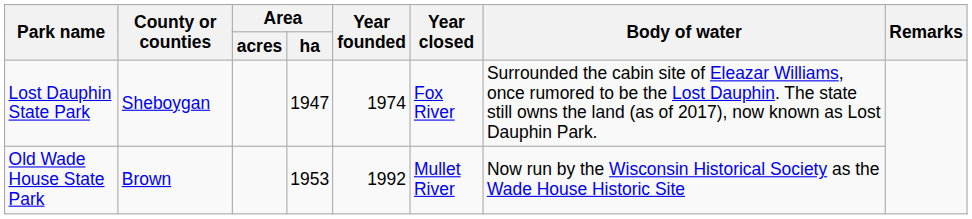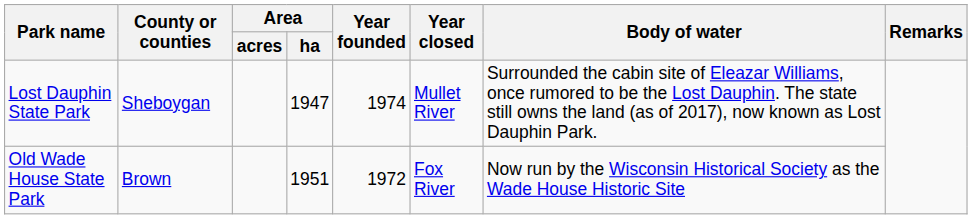(434, 103) Fox River -> (437, 103) Mullet River
(310, 179) 1953 -> (310, 179) 1951
(387, 179) 1992 -> (387, 179) 1972
(437, 179) Mullet River -> (434, 179) Fox River
